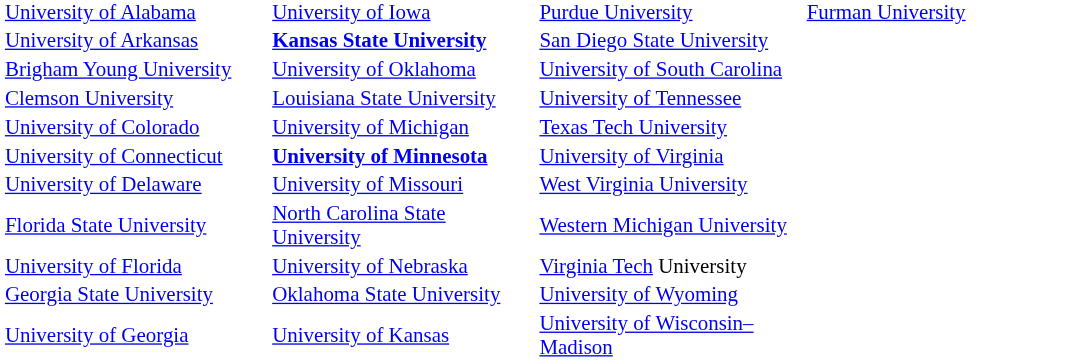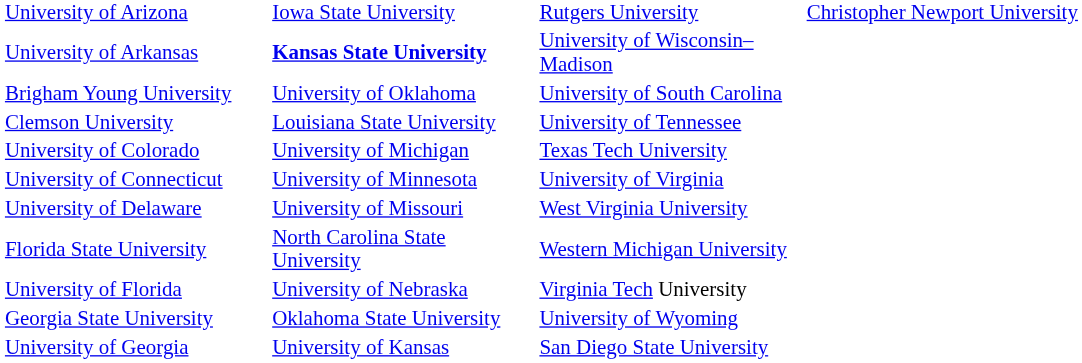- row: (100, 11)
+ row: (96, 11)
(654, 40) San Diego State University -> (647, 52) University of Wisconsin–Madison
(380, 155) bold -> (375, 179) normal
(647, 335) University of Wisconsin–Madison -> (654, 347) San Diego State University
